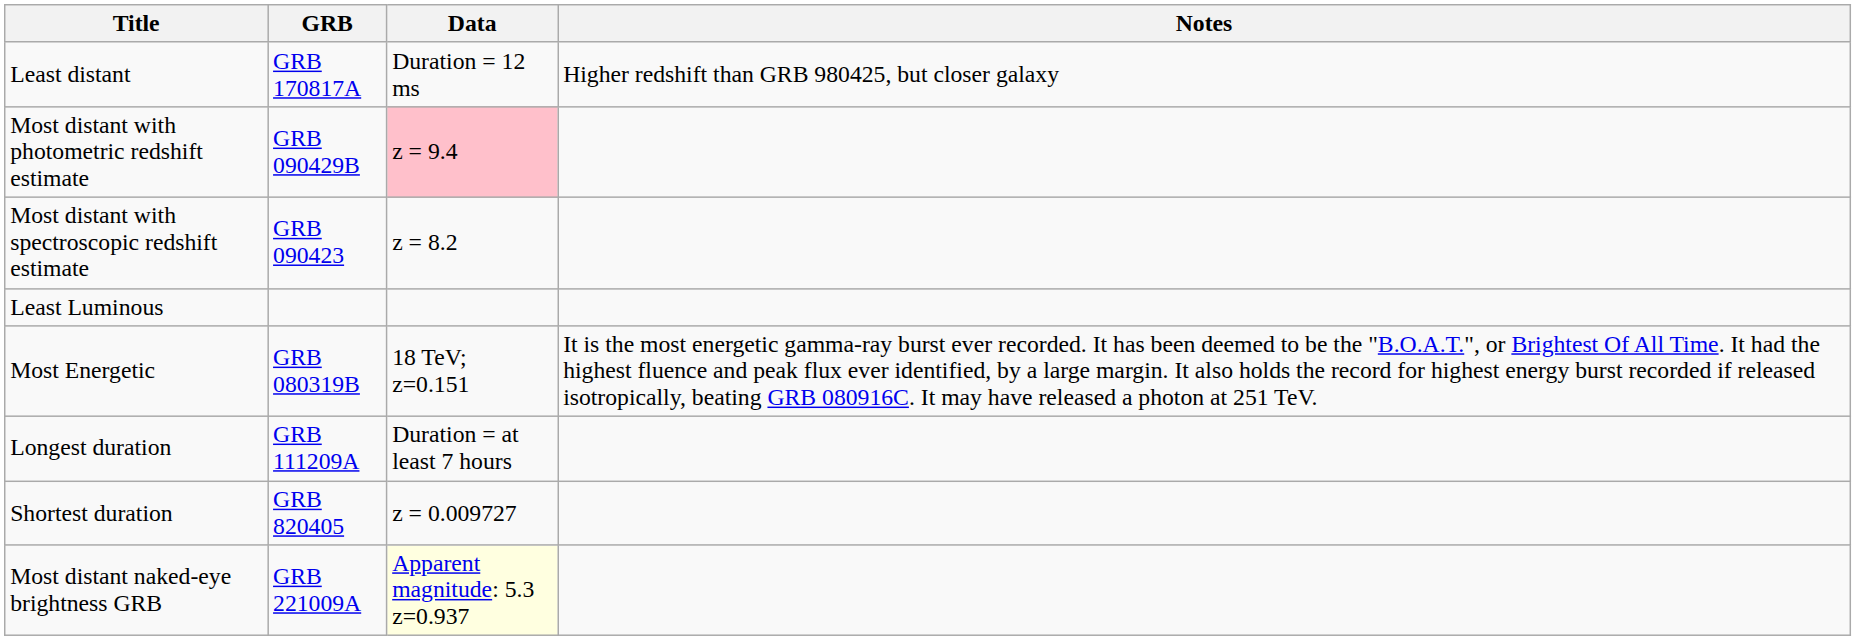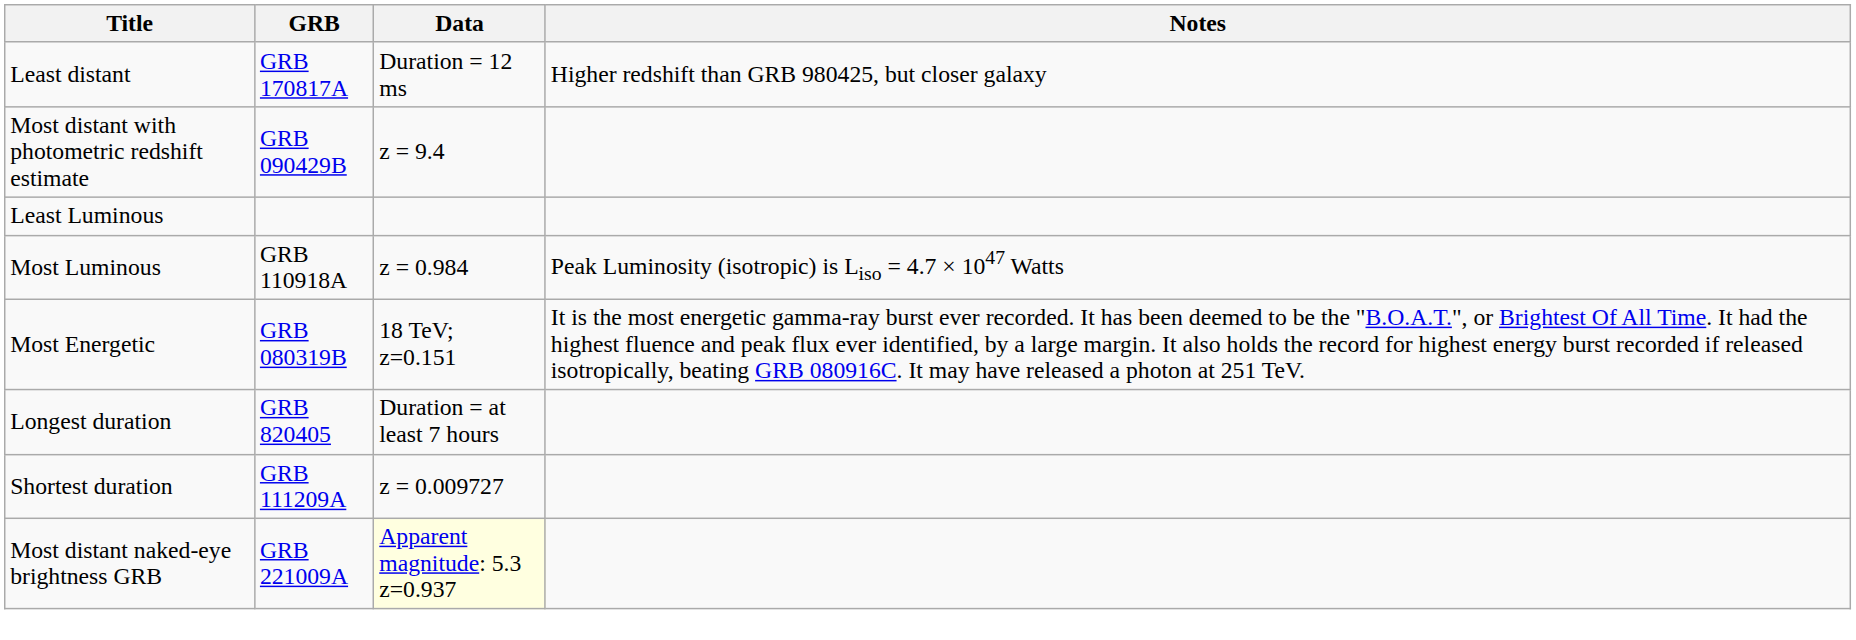(425, 151) pink background -> (412, 151) no background
- row: (114, 242)
+ row: (86, 266)
(316, 448) GRB 111209A -> (295, 421) GRB 820405
(309, 512) GRB 820405 -> (303, 485) GRB 111209A
